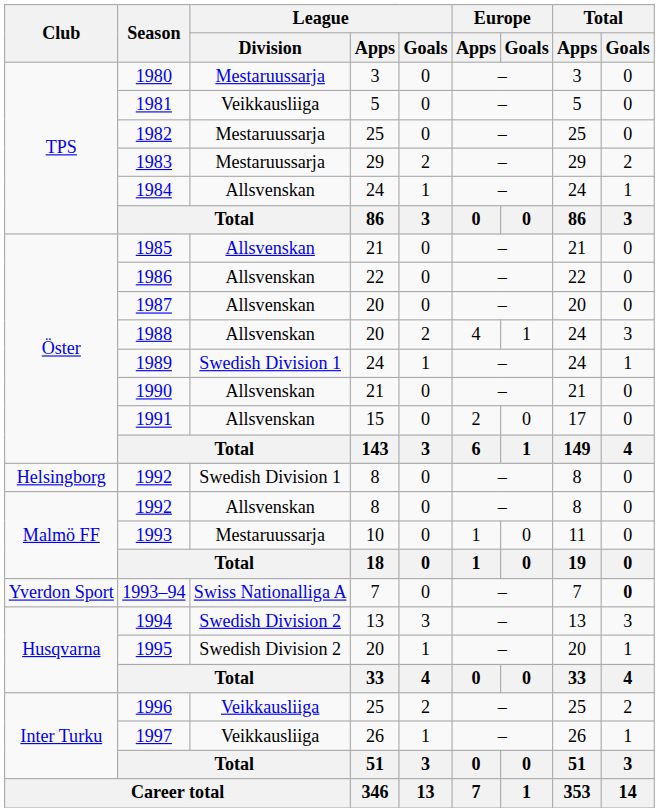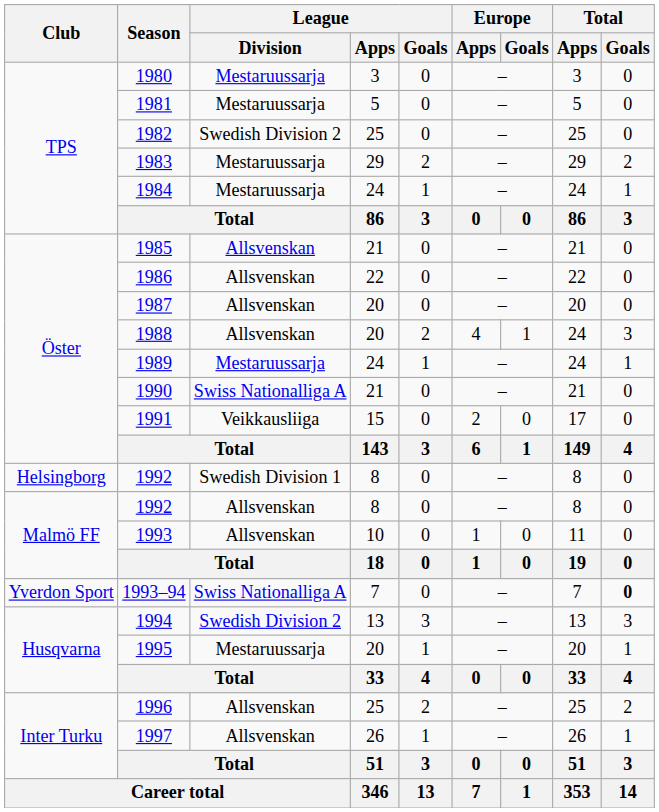(270, 104) Veikkausliiga -> (270, 104) Mestaruussarja
(270, 133) Mestaruussarja -> (270, 133) Swedish Division 2
(270, 190) Allsvenskan -> (270, 190) Mestaruussarja
(270, 362) Swedish Division 1 -> (270, 362) Mestaruussarja
(270, 391) Allsvenskan -> (270, 391) Swiss Nationalliga A
(270, 420) Allsvenskan -> (270, 420) Veikkausliiga
(270, 534) Mestaruussarja -> (270, 534) Allsvenskan
(270, 649) Swedish Division 2 -> (270, 649) Mestaruussarja
(270, 707) Veikkausliiga -> (270, 707) Allsvenskan
(270, 735) Veikkausliiga -> (270, 735) Allsvenskan
